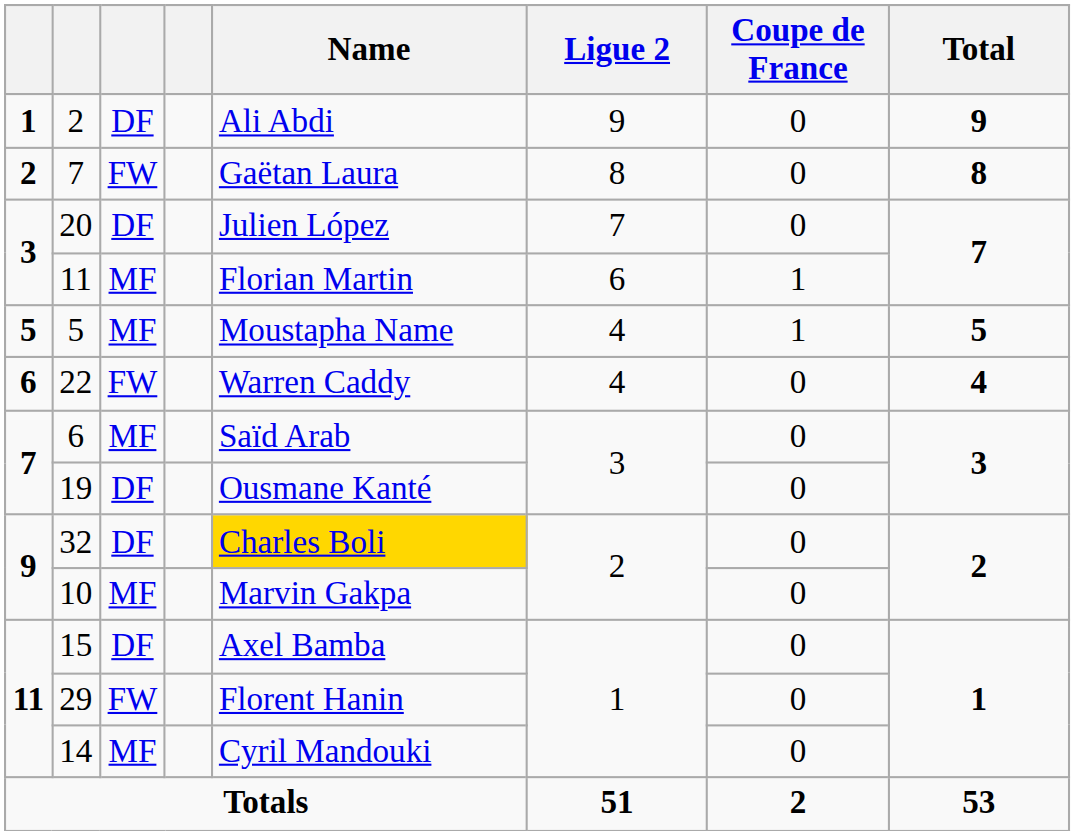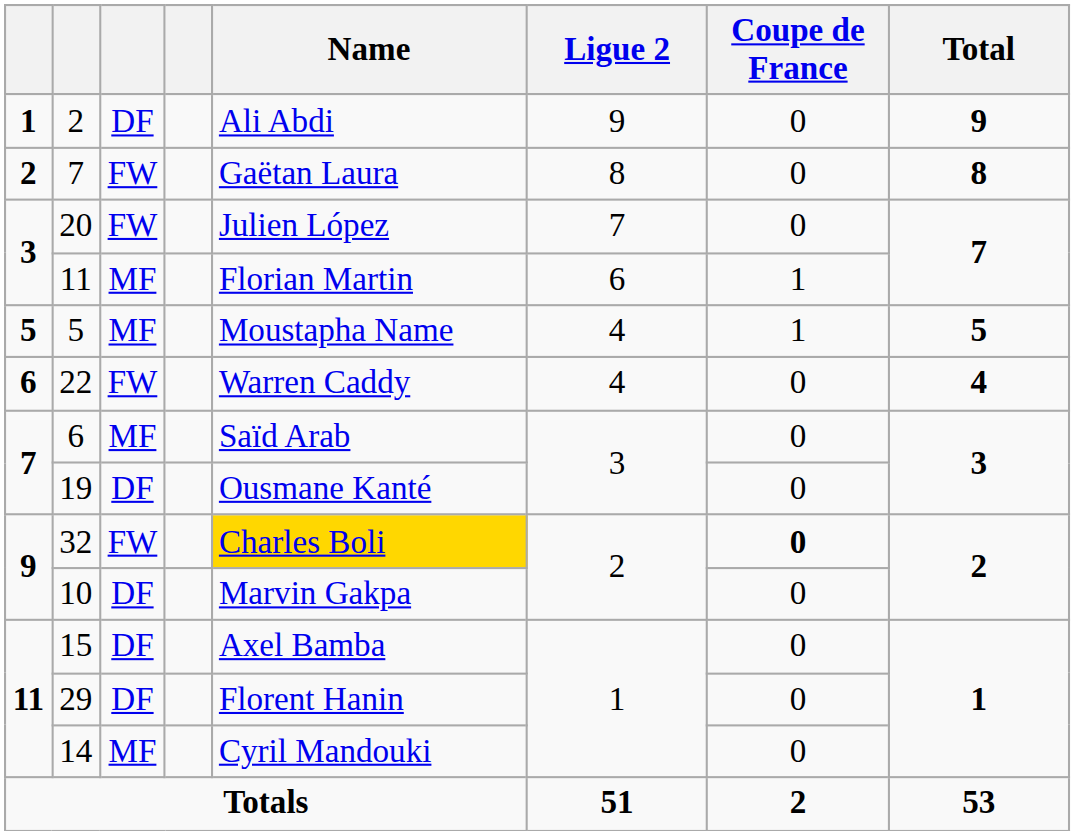(132, 225) DF -> (132, 225) FW
(132, 540) DF -> (132, 540) FW
(798, 540) normal -> (798, 540) bold
(132, 593) MF -> (132, 593) DF
(132, 698) FW -> (132, 698) DF
